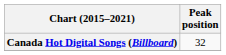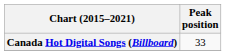(200, 42) 32 -> (200, 42) 33
